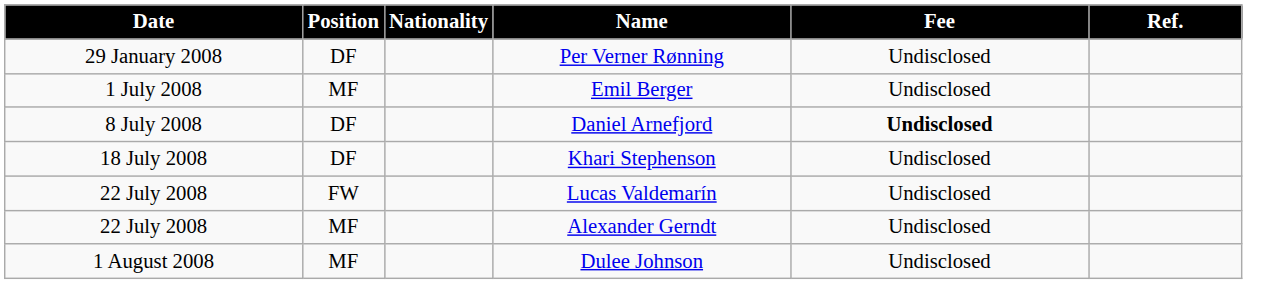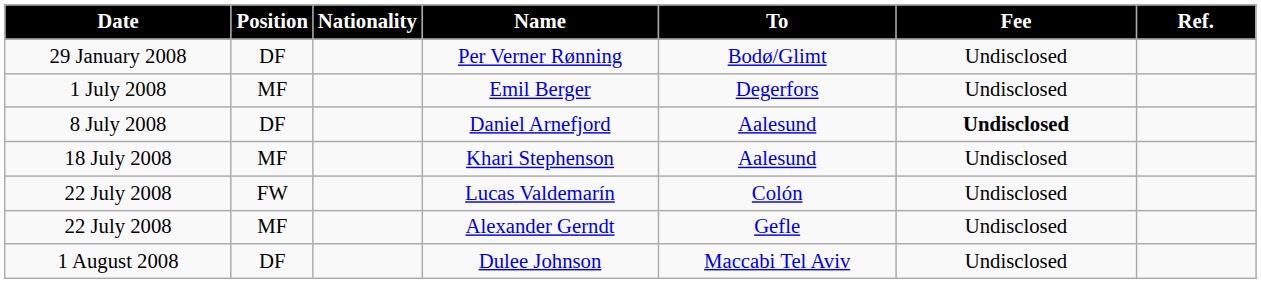+ column: (777, 21)
(343, 158) DF -> (272, 158) MF
(343, 261) MF -> (272, 261) DF
